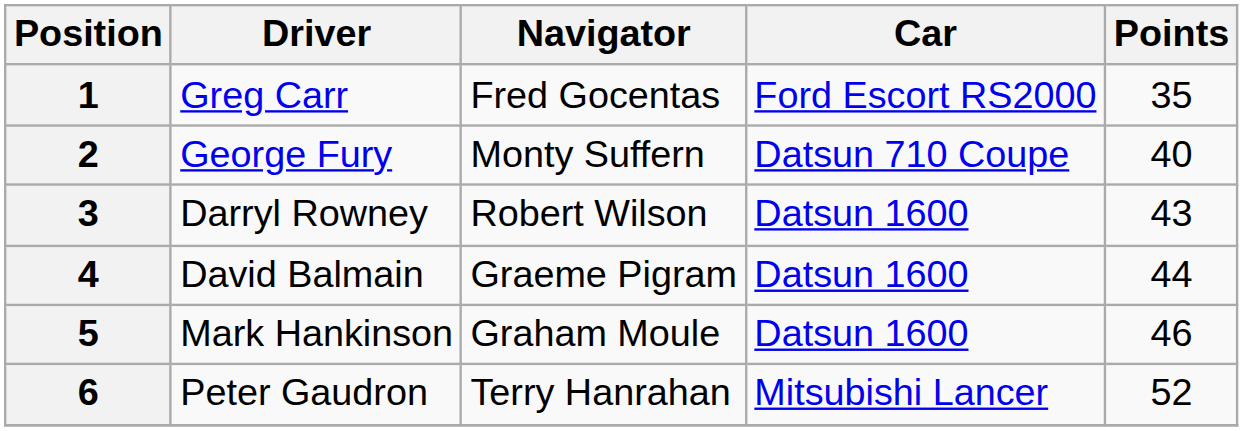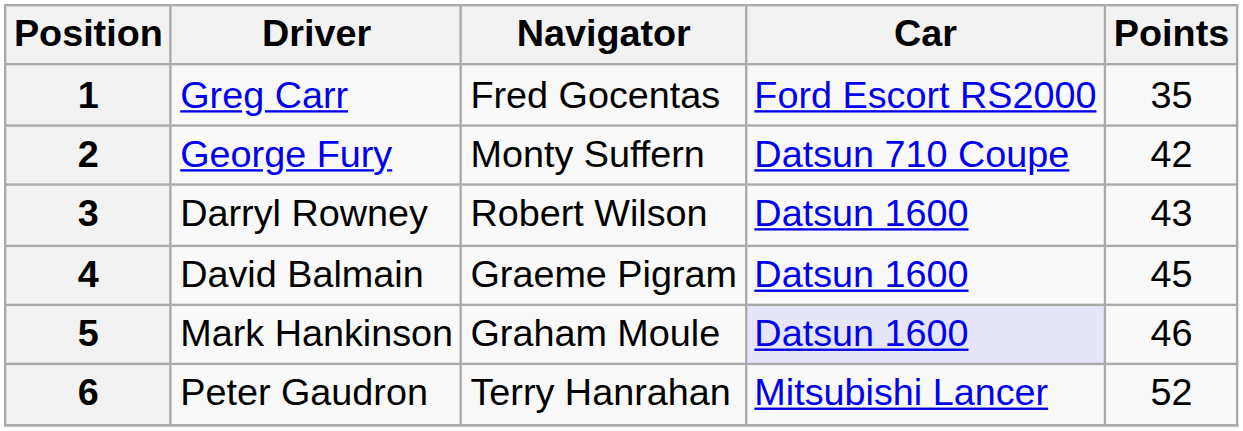(1172, 154) 40 -> (1172, 154) 42
(1172, 273) 44 -> (1172, 273) 45
(861, 333) no background -> (861, 333) lavender background
